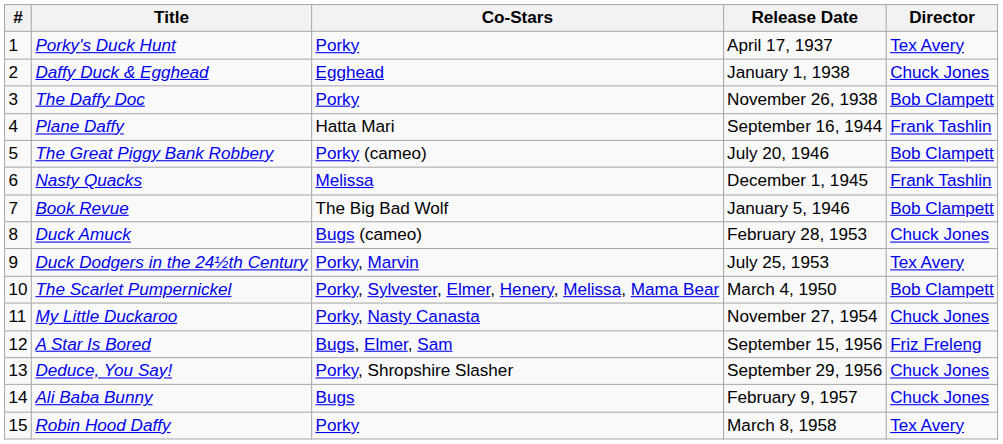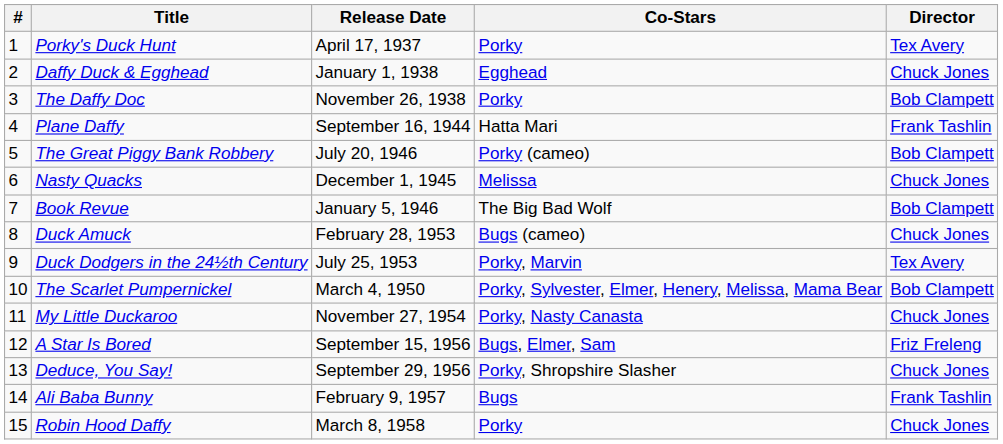columns swapped: (517, 18) <-> (805, 18)
(941, 180) Frank Tashlin -> (940, 180) Chuck Jones
(940, 398) Chuck Jones -> (941, 398) Frank Tashlin
(927, 425) Tex Avery -> (940, 425) Chuck Jones
